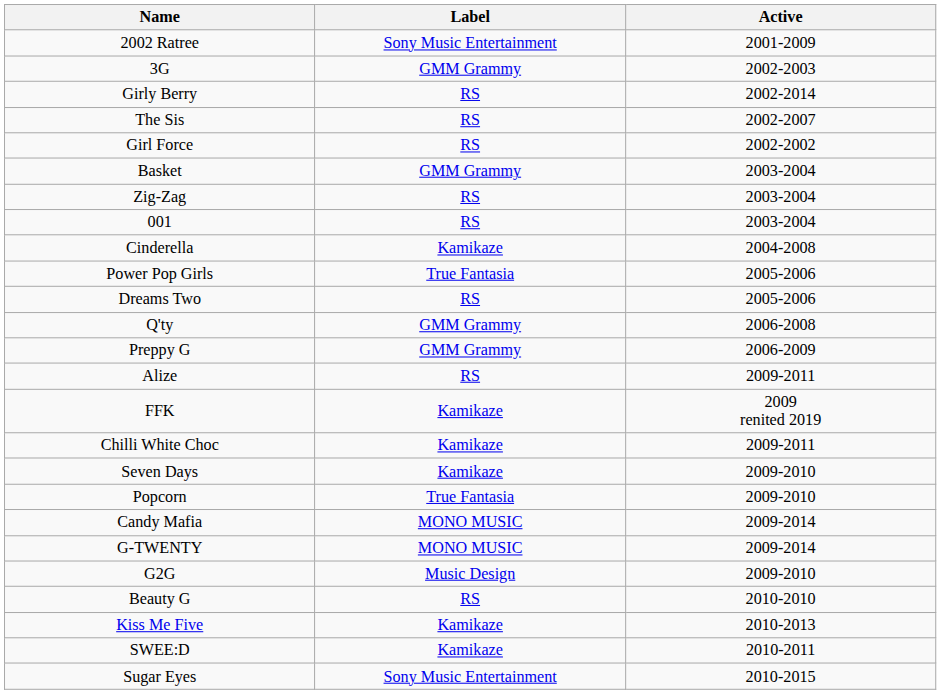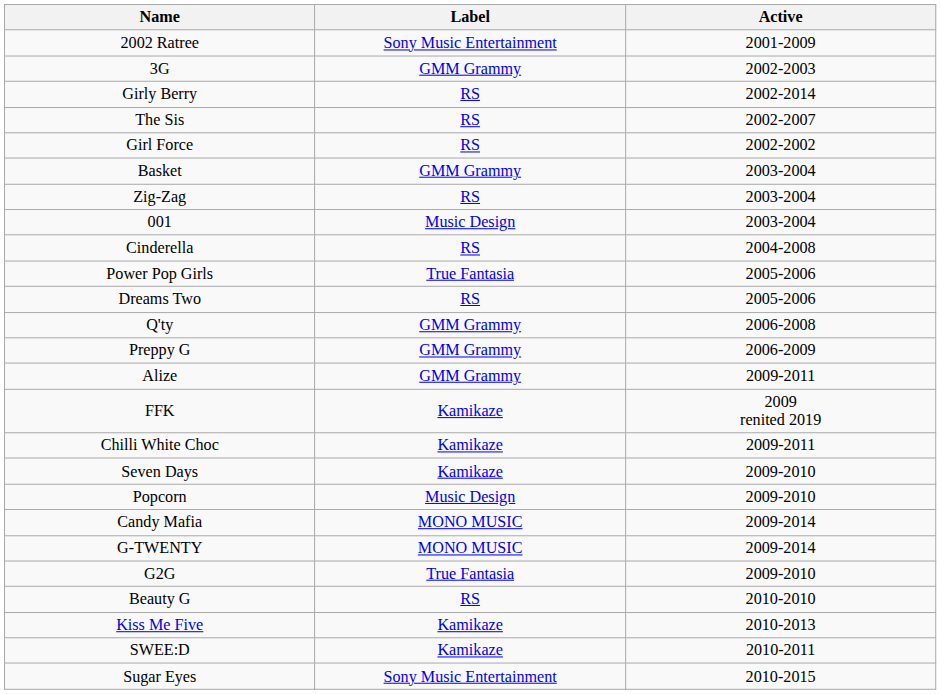(470, 222) RS -> (470, 222) Music Design
(470, 247) Kamikaze -> (470, 247) RS
(470, 376) RS -> (470, 376) GMM Grammy
(470, 496) True Fantasia -> (470, 496) Music Design
(470, 573) Music Design -> (470, 573) True Fantasia
